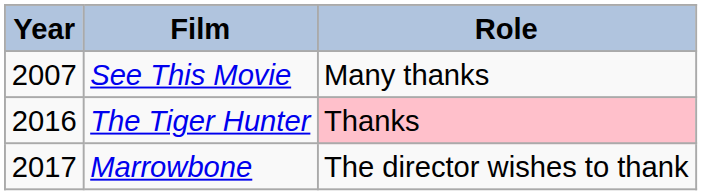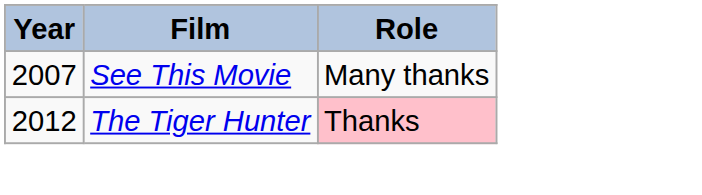(44, 121) 2016 -> (44, 121) 2012
- row: (171, 167)
